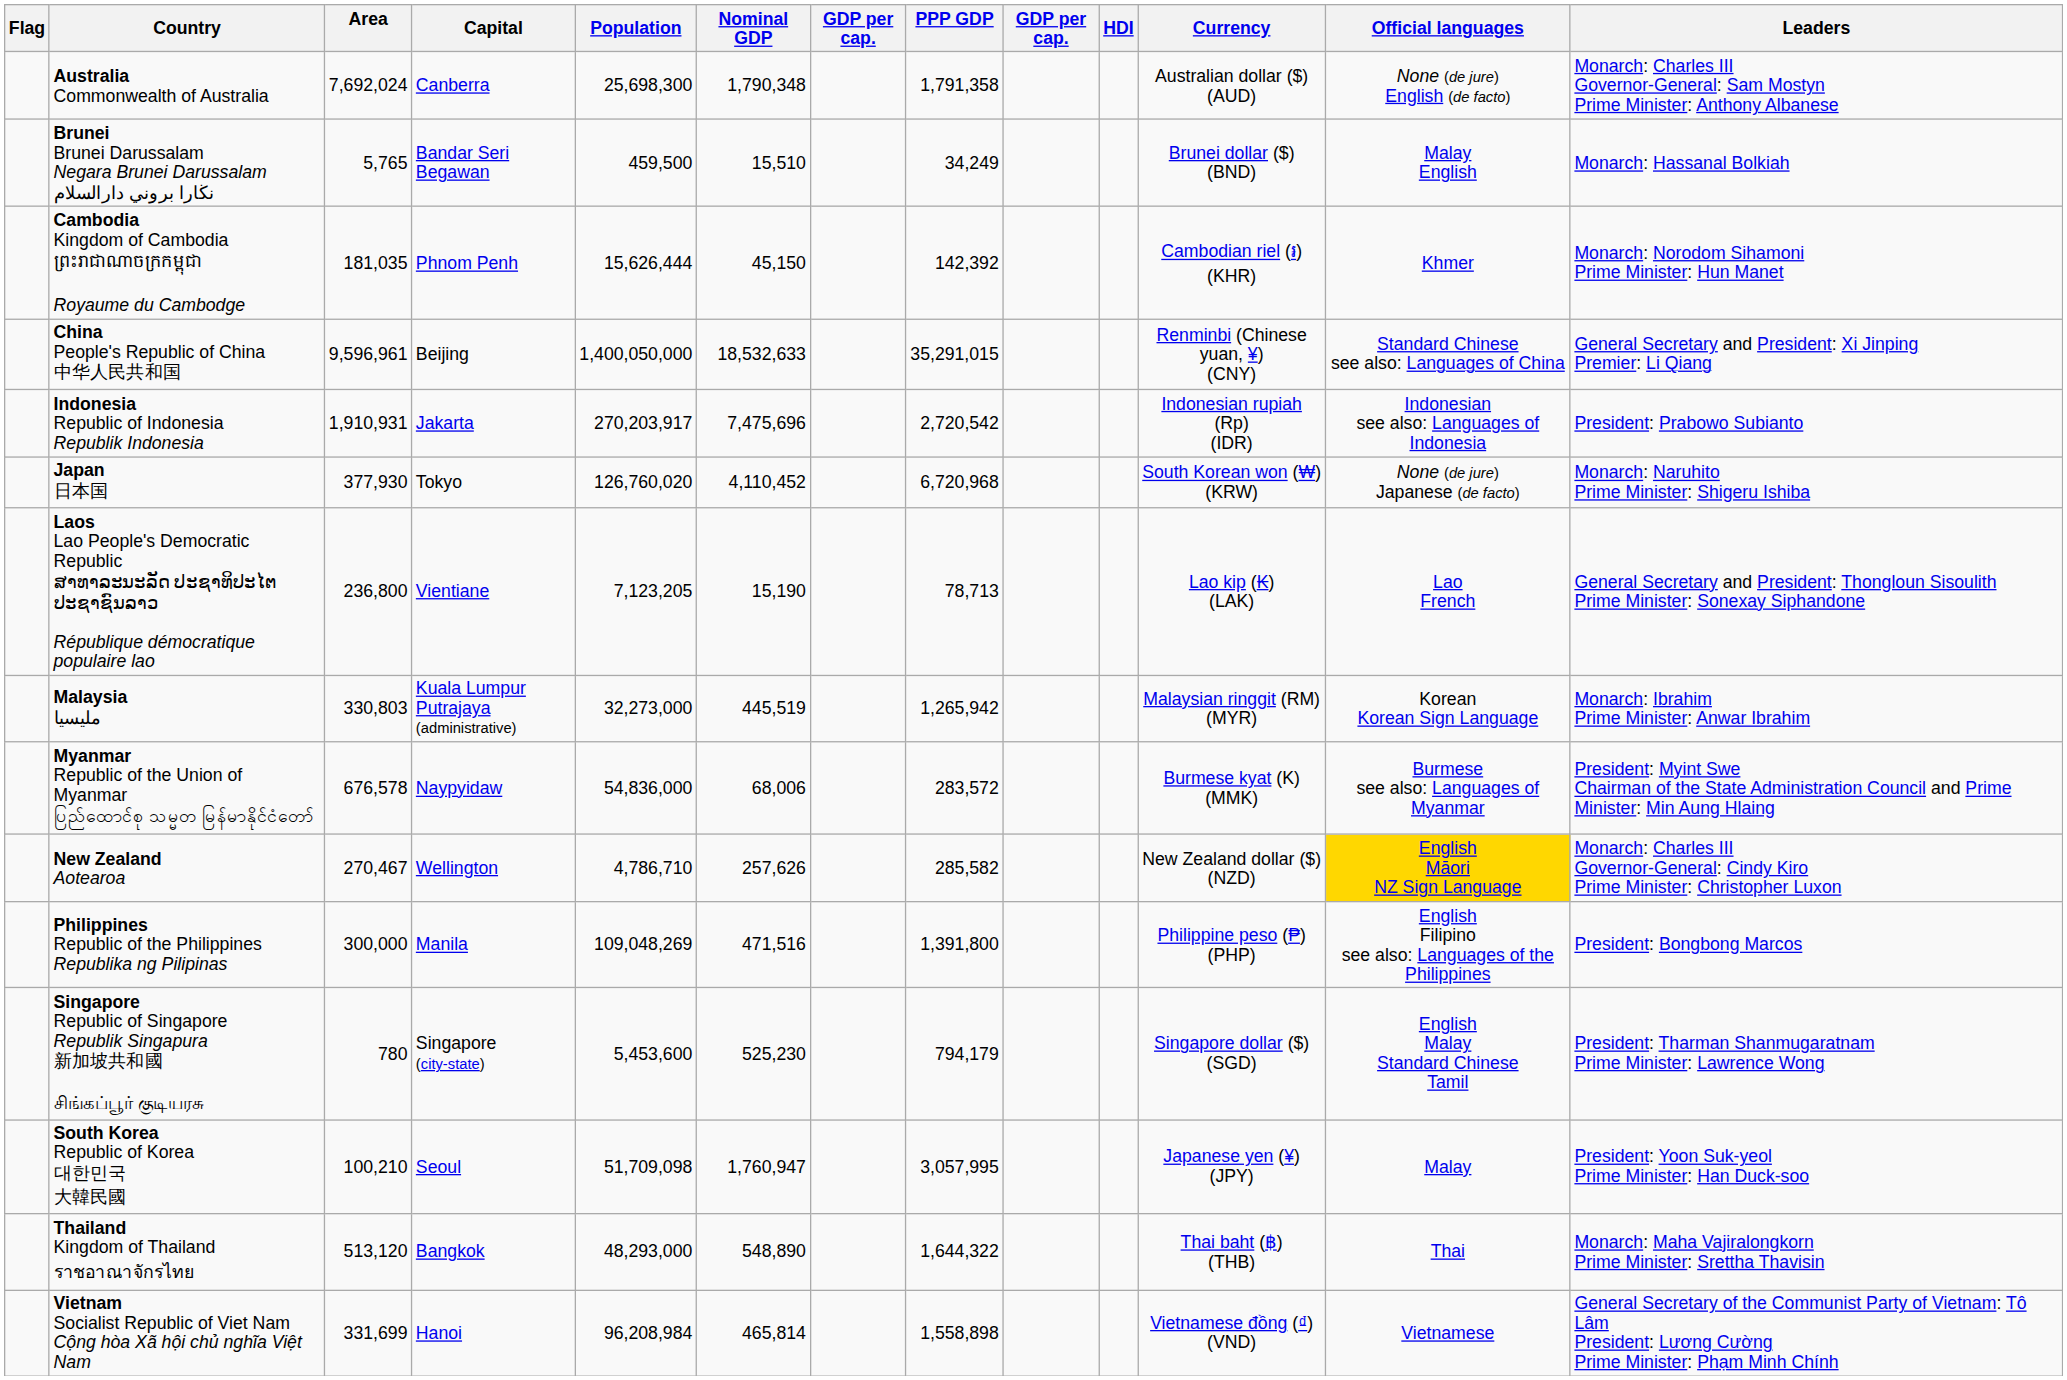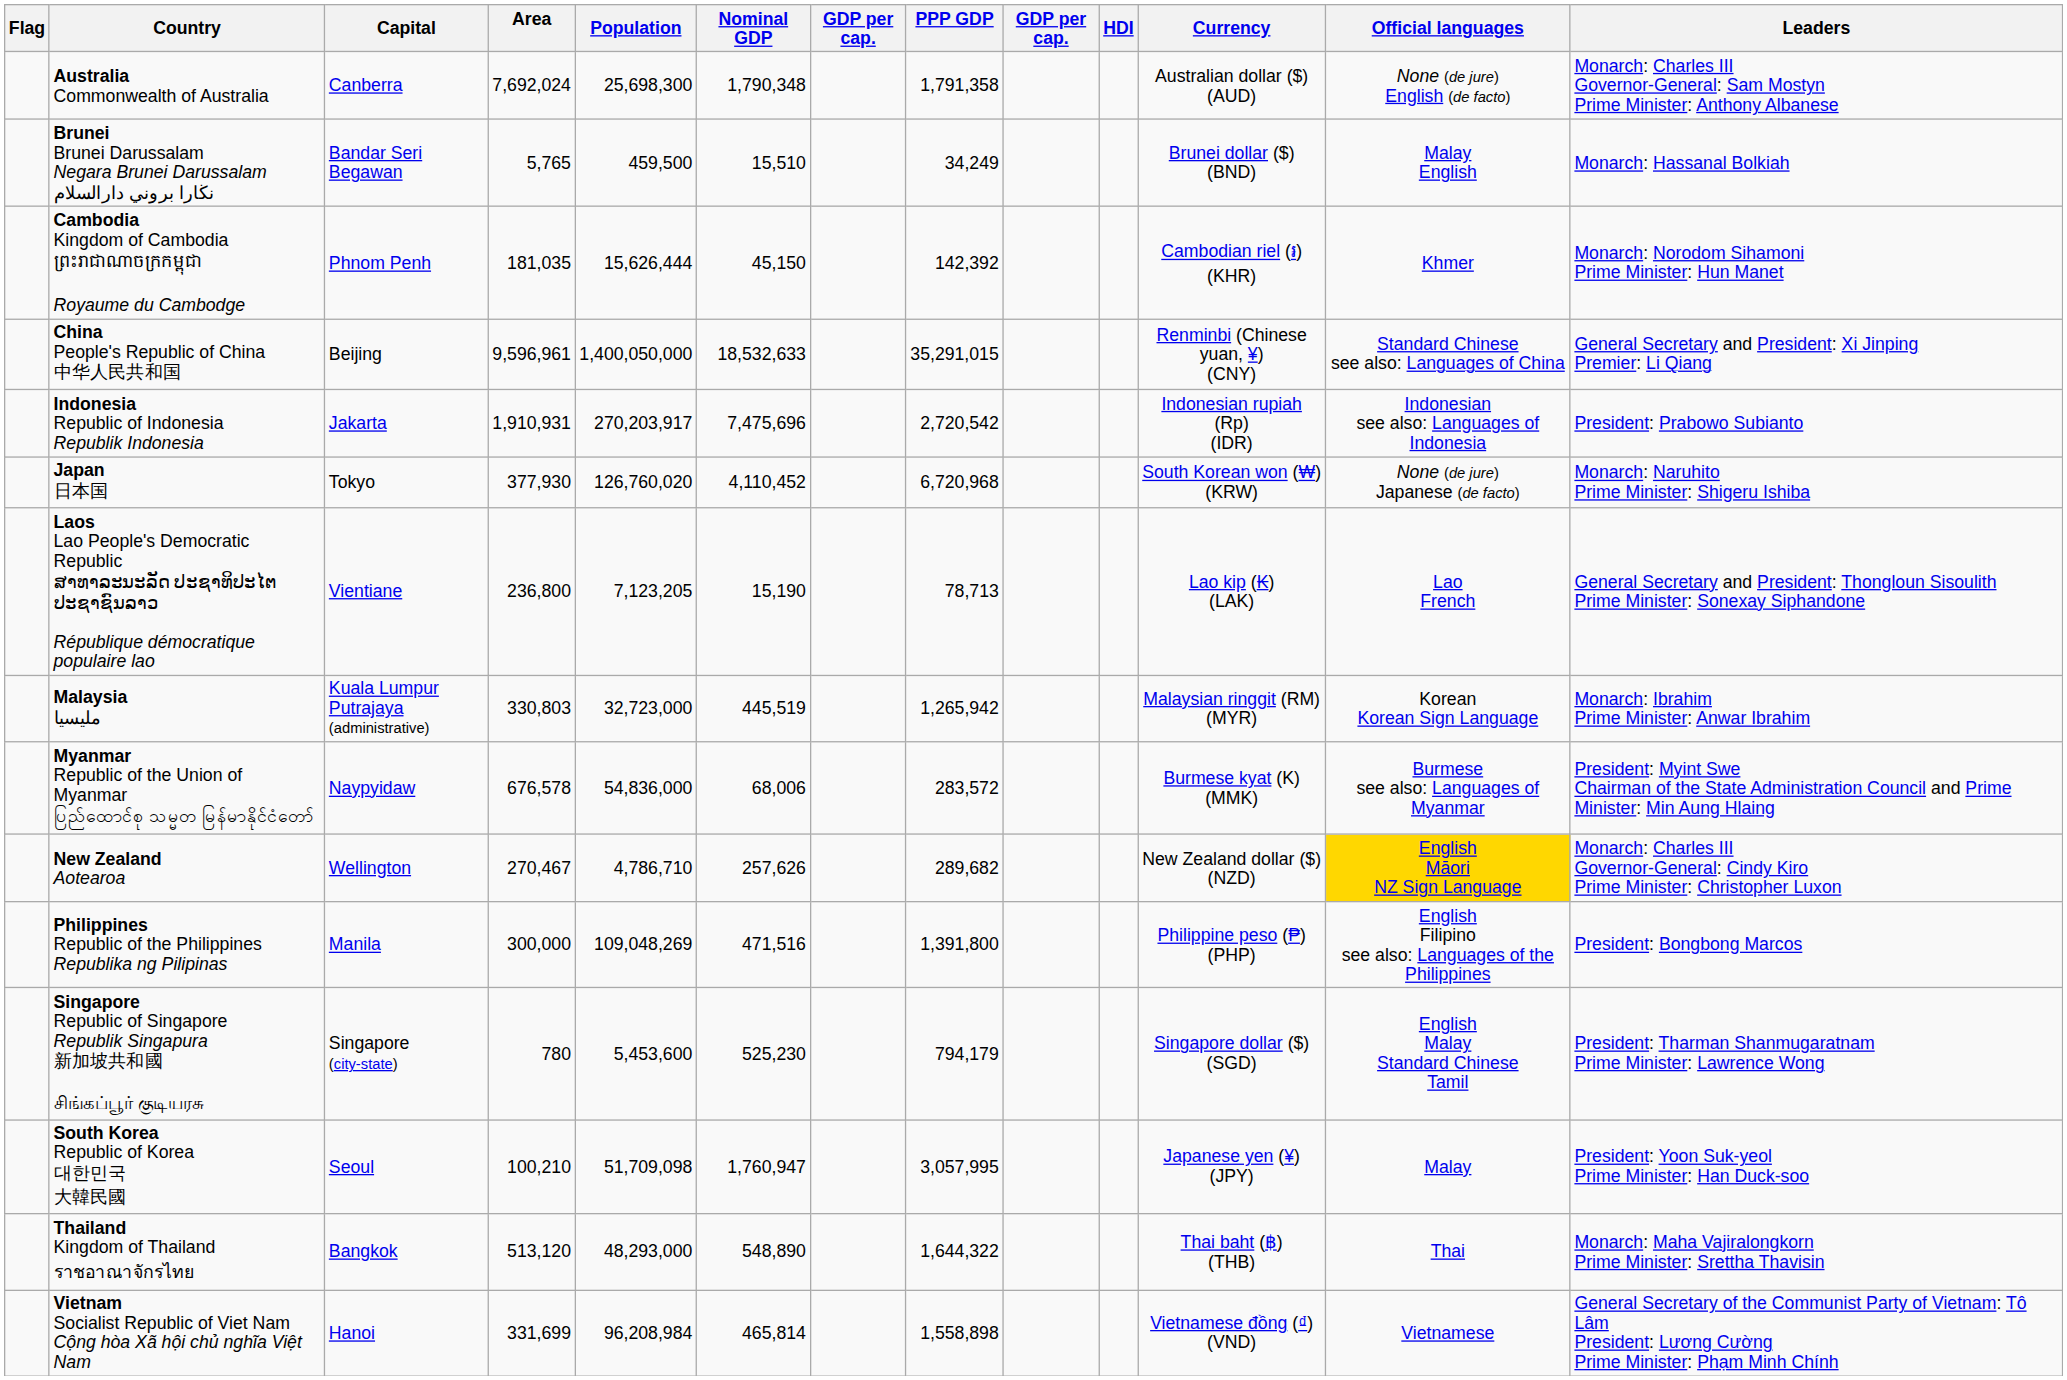columns swapped: (493, 28) <-> (368, 18)
(648, 708) 32,273,000 -> (648, 708) 32,723,000
(967, 868) 285,582 -> (967, 868) 289,682
